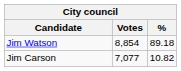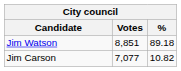(127, 43) 8,854 -> (127, 43) 8,851
